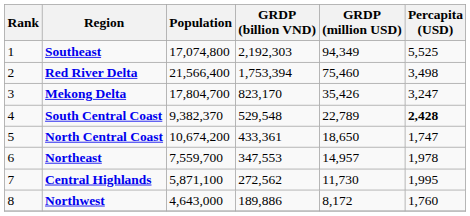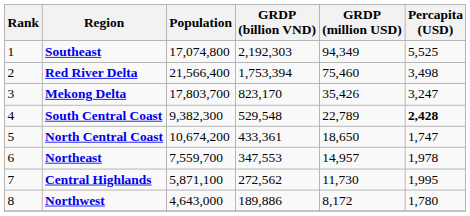(199, 94) 17,804,700 -> (199, 94) 17,803,700
(196, 115) 9,382,370 -> (196, 115) 9,382,300
(423, 200) 1,760 -> (423, 200) 1,780
